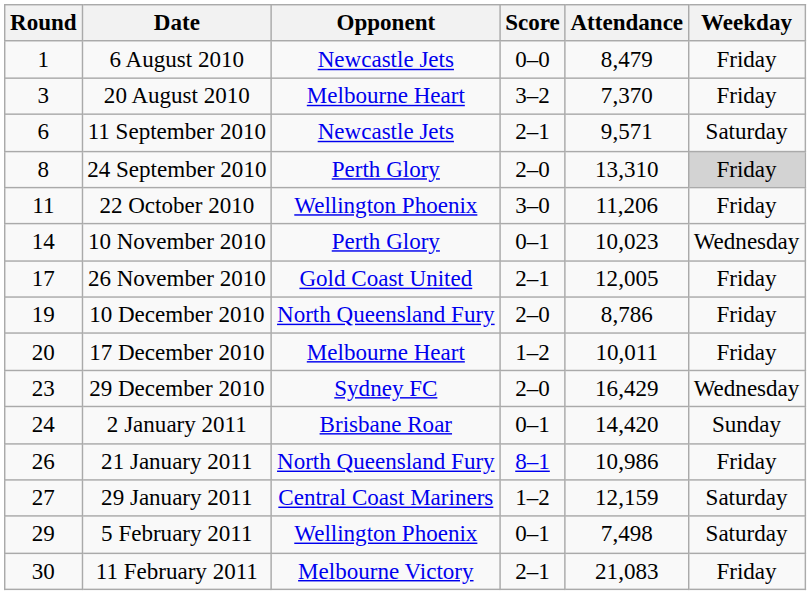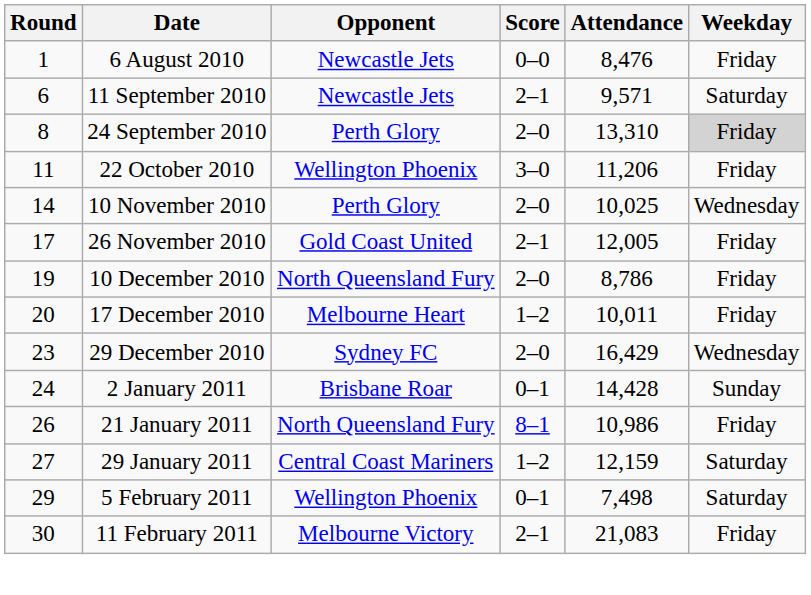(627, 59) 8,479 -> (627, 59) 8,476
- row: (177, 95)
(533, 242) 0–1 -> (533, 205) 2–0
(627, 242) 10,023 -> (627, 205) 10,025
(627, 424) 14,420 -> (627, 388) 14,428
